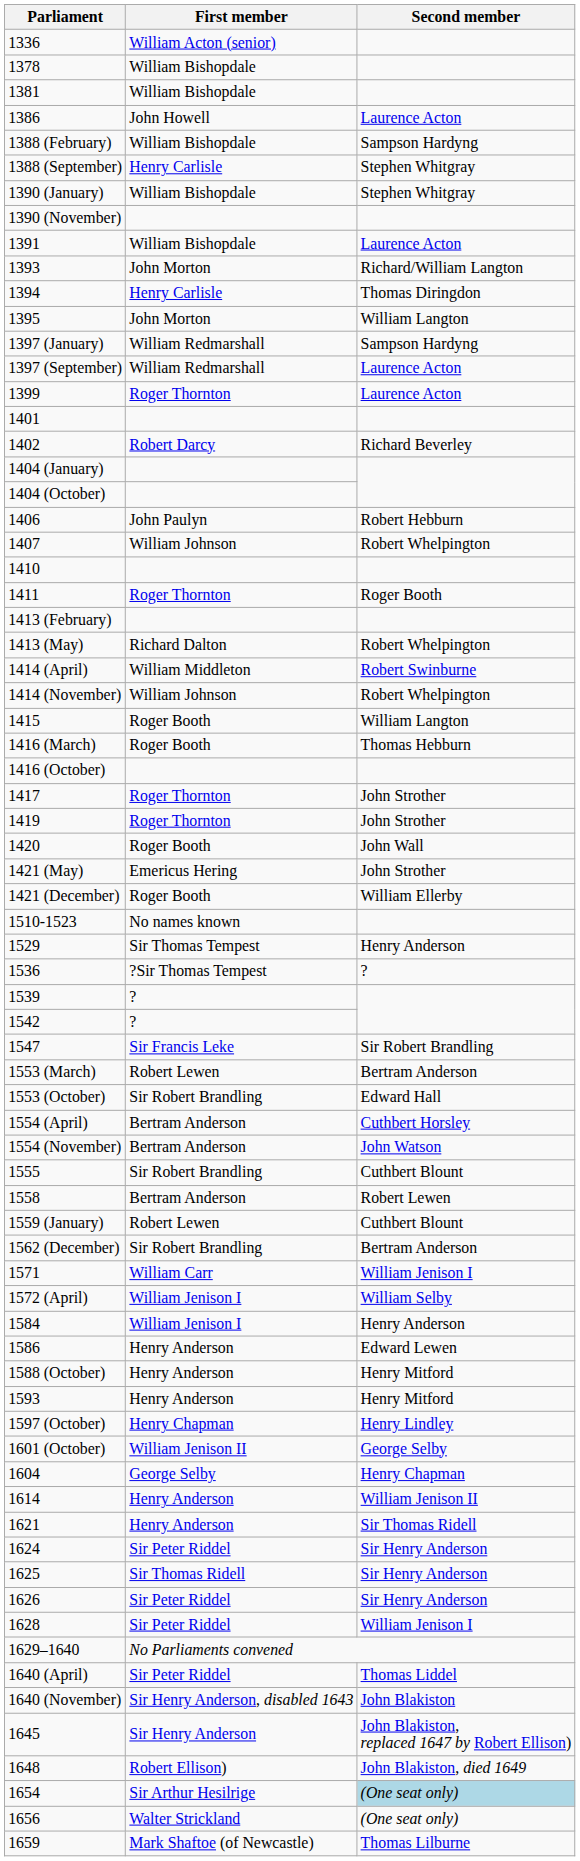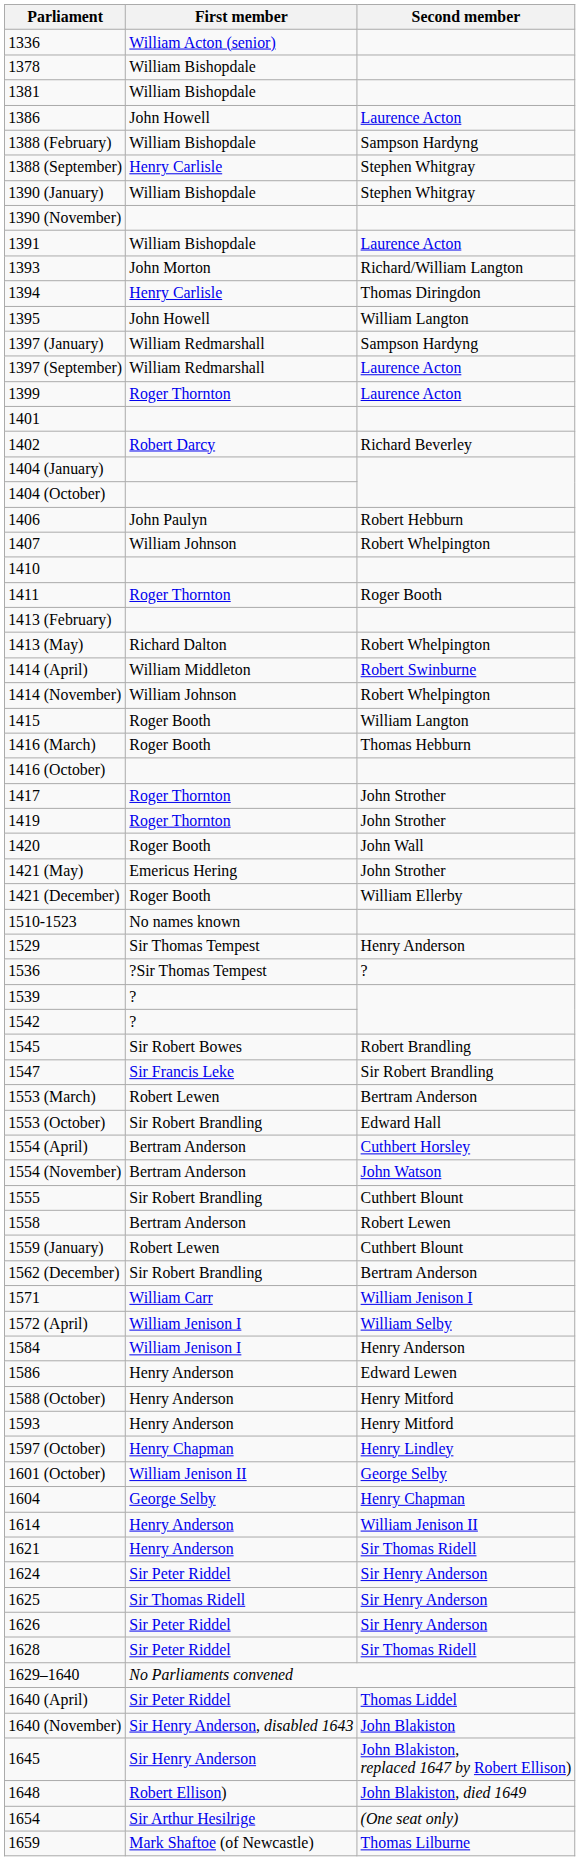(170, 318) John Morton -> (170, 318) John Howell
+ row: (24, 1047)
(417, 1624) William Jenison I -> (419, 1649) Sir Thomas Ridell
(409, 1793) lightblue background -> (409, 1818) no background
- row: (24, 1818)
